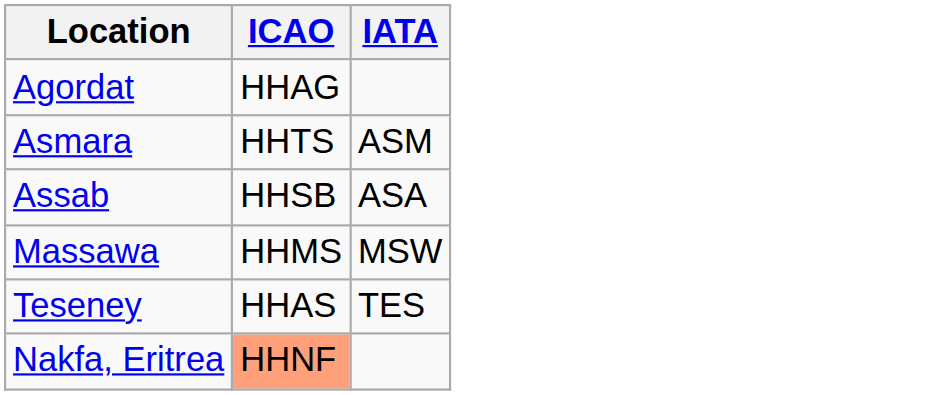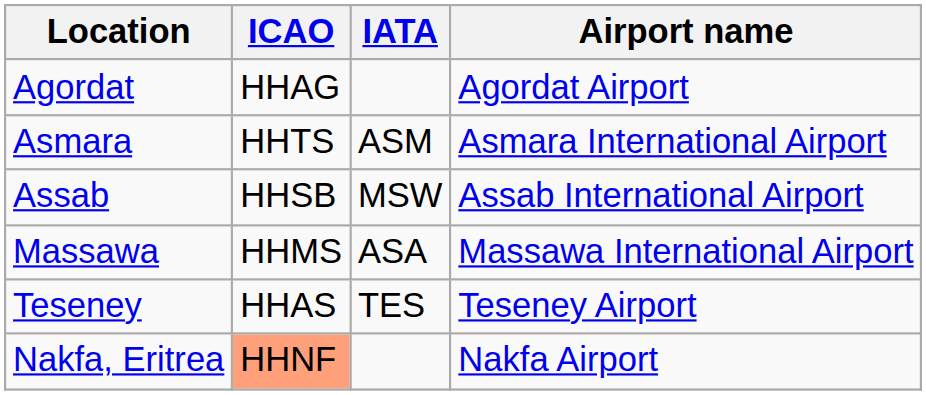+ column: (686, 31)
(393, 196) ASA -> (400, 196) MSW
(400, 251) MSW -> (393, 251) ASA
